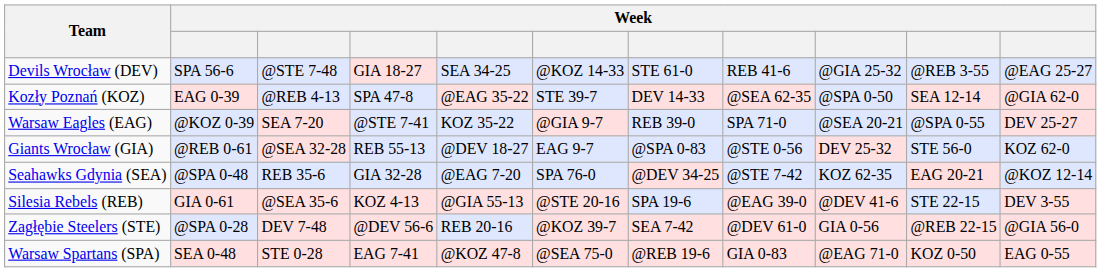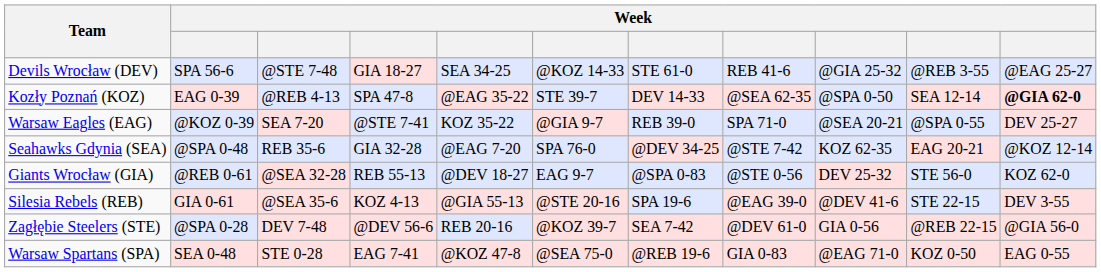(1042, 96) normal -> (1043, 96) bold
rows swapped: (81, 149) <-> (87, 175)
